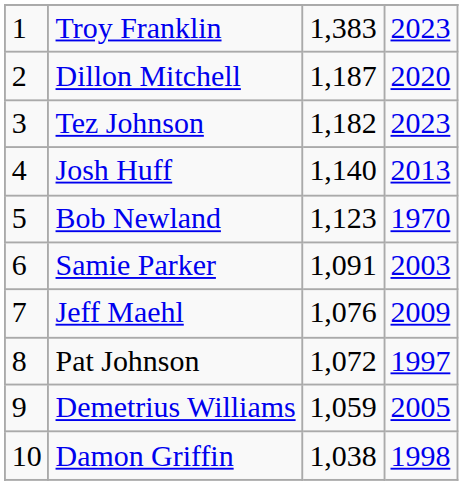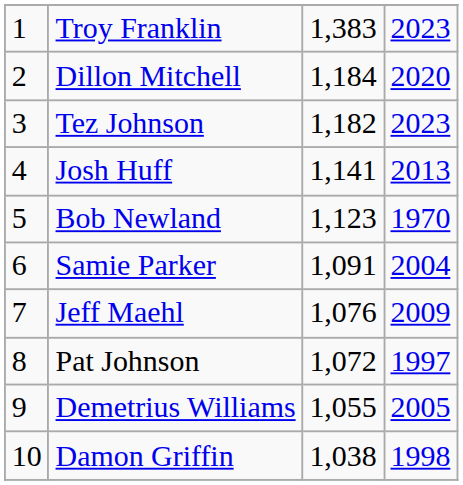(343, 75) 1,187 -> (343, 75) 1,184
(343, 170) 1,140 -> (343, 170) 1,141
(420, 265) 2003 -> (420, 265) 2004
(343, 407) 1,059 -> (343, 407) 1,055
